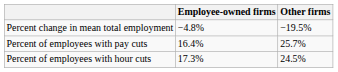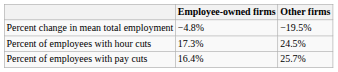rows swapped: (77, 43) <-> (79, 59)
